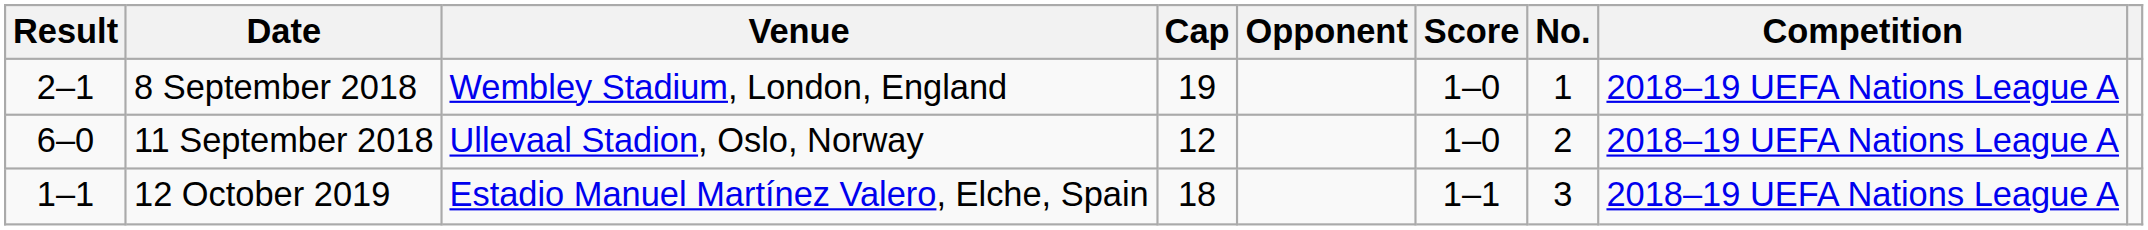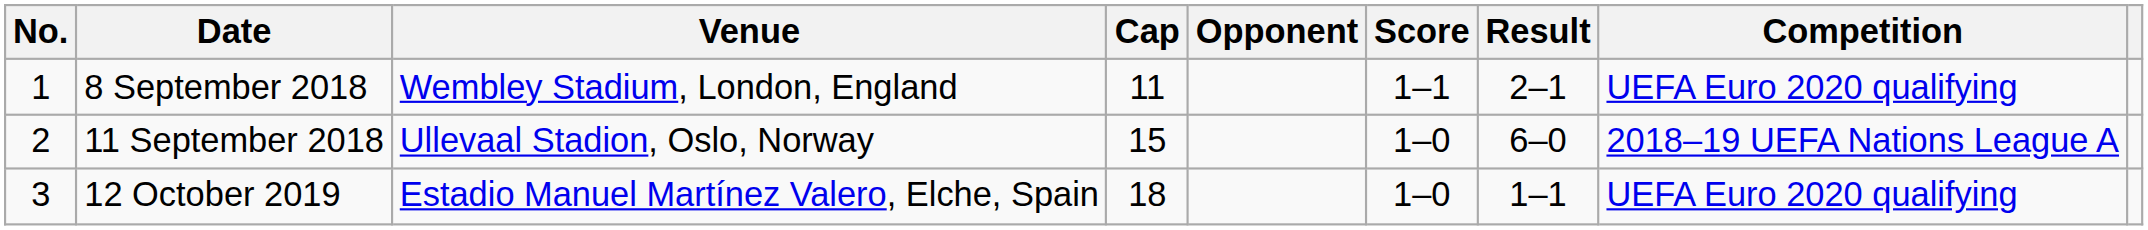columns swapped: (1563, 31) <-> (66, 31)
(1197, 86) 19 -> (1147, 86) 11
(1471, 86) 1–0 -> (1422, 86) 1–1
(1863, 86) 2018–19 UEFA Nations League A -> (1812, 86) UEFA Euro 2020 qualifying
(1197, 140) 12 -> (1147, 140) 15
(1471, 195) 1–1 -> (1422, 195) 1–0
(1863, 195) 2018–19 UEFA Nations League A -> (1812, 195) UEFA Euro 2020 qualifying
